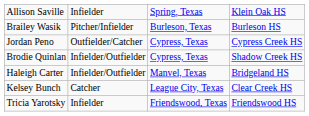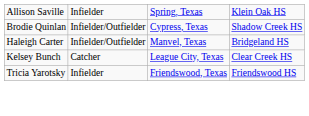- row: (34, 27)
- row: (30, 42)
